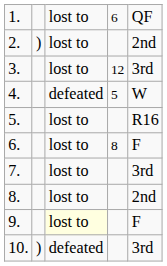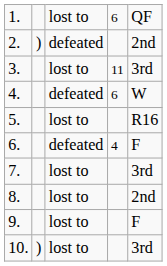(69, 42) lost to -> (76, 42) defeated
(118, 69) 12 -> (117, 69) 11
(114, 95) 5 -> (114, 95) 6
(69, 145) lost to -> (76, 145) defeated
(114, 146) 8 -> (114, 146) 4
(69, 222) lightyellow background -> (69, 222) no background
(76, 247) defeated -> (69, 247) lost to
